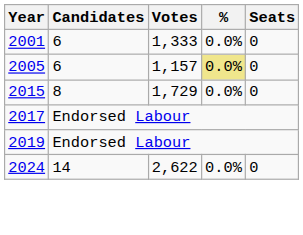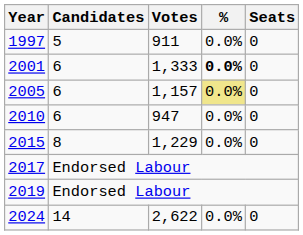+ row: (27, 42)
(223, 42) normal -> (223, 67) bold
+ row: (27, 117)
(175, 92) 1,729 -> (175, 142) 1,229
